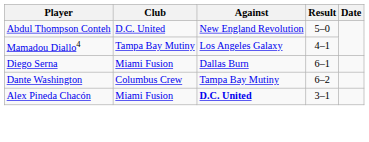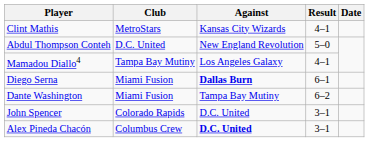+ row: (32, 28)
(224, 64) normal -> (226, 80) bold
(149, 80) Columbus Crew -> (144, 96) Miami Fusion
+ row: (34, 112)
(144, 96) Miami Fusion -> (149, 129) Columbus Crew
